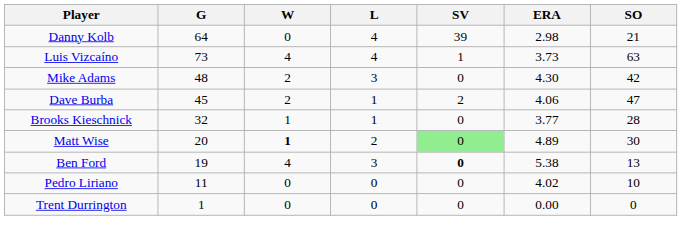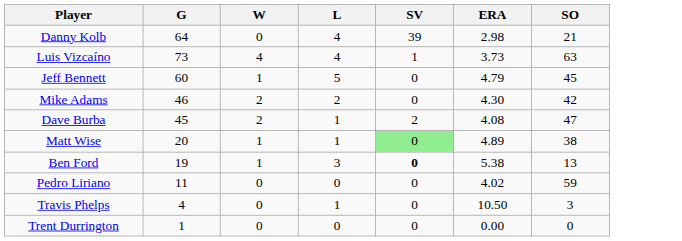+ row: (74, 78)
(201, 78) 48 -> (181, 99) 46
(374, 78) 3 -> (337, 99) 2
(547, 99) 4.06 -> (492, 120) 4.08
- row: (81, 120)
(288, 141) bold -> (259, 141) normal
(374, 141) 2 -> (337, 141) 1
(633, 141) 30 -> (570, 141) 38
(288, 162) 4 -> (259, 162) 1
(633, 183) 10 -> (570, 183) 59
+ row: (74, 204)
